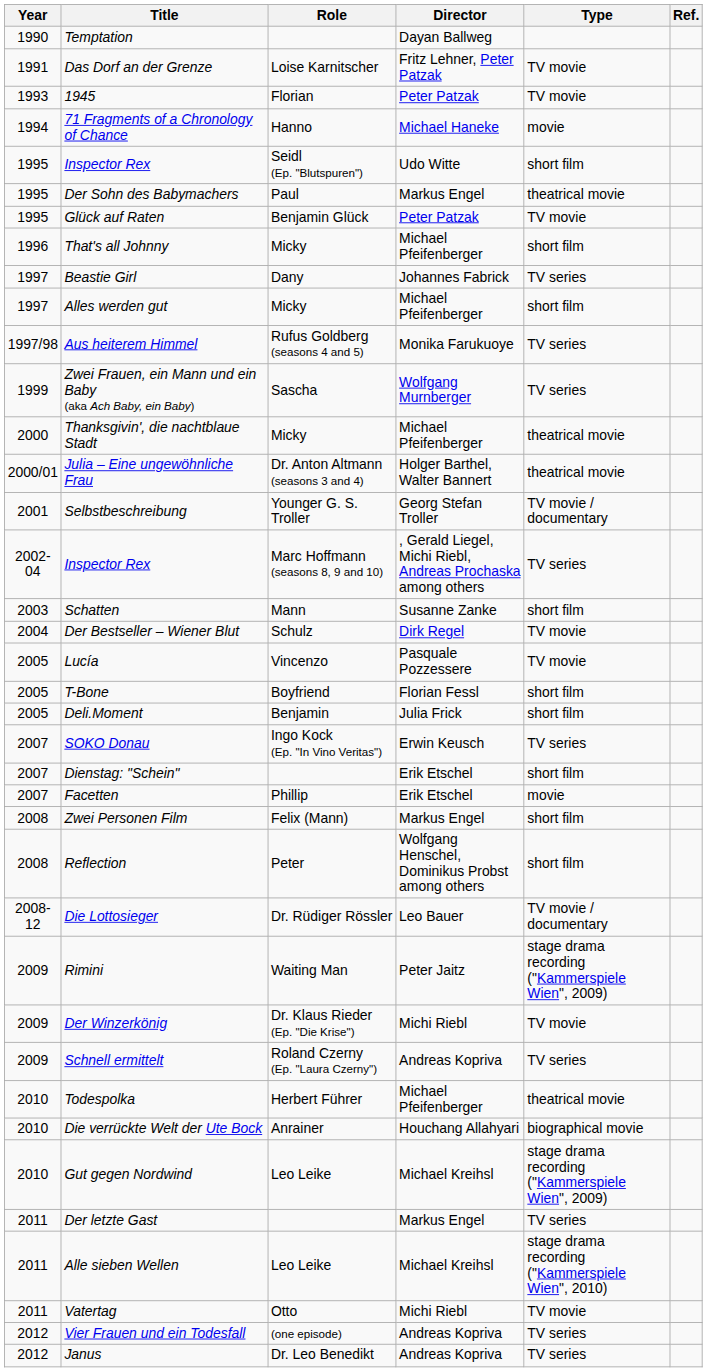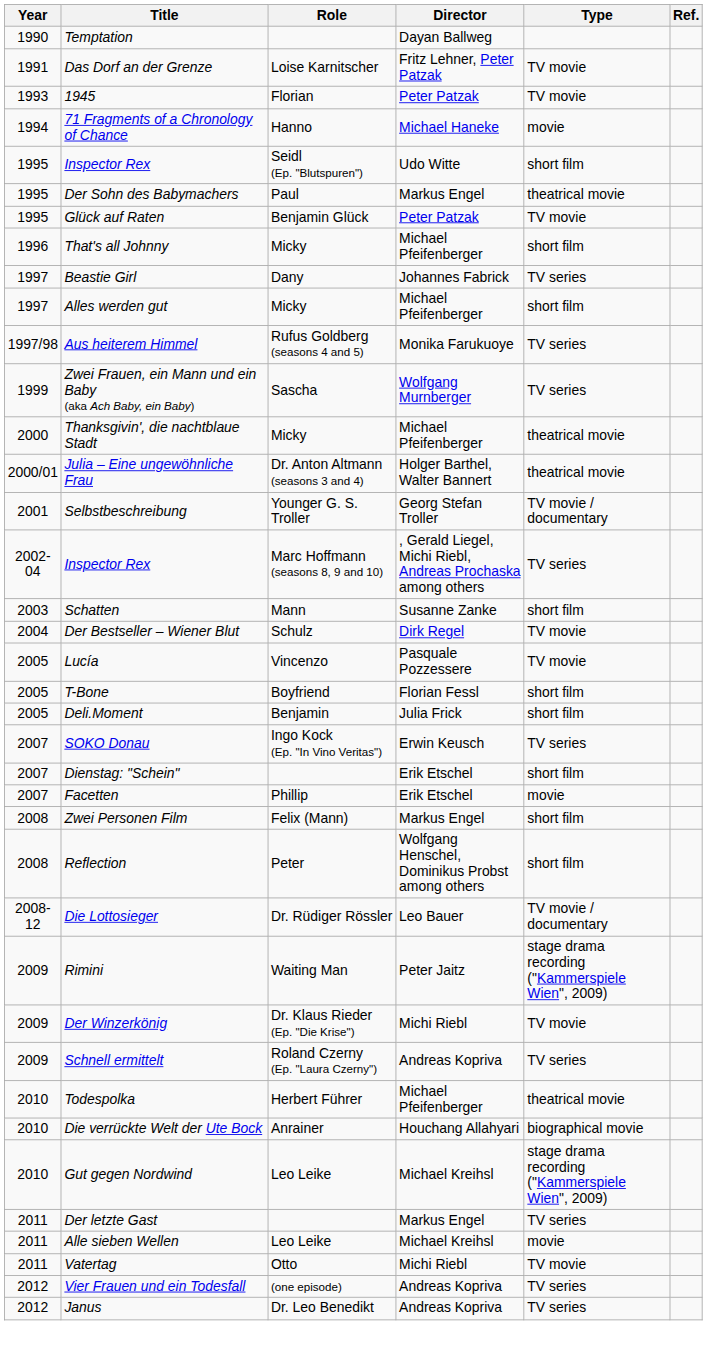(577, 1265) stage drama recording ("Kammerspiele Wien", 2010) -> (546, 1242) movie
